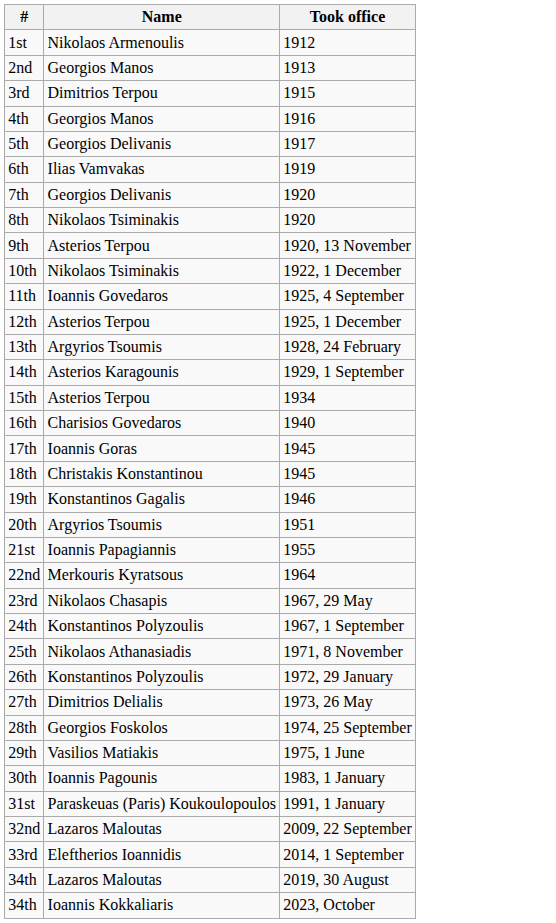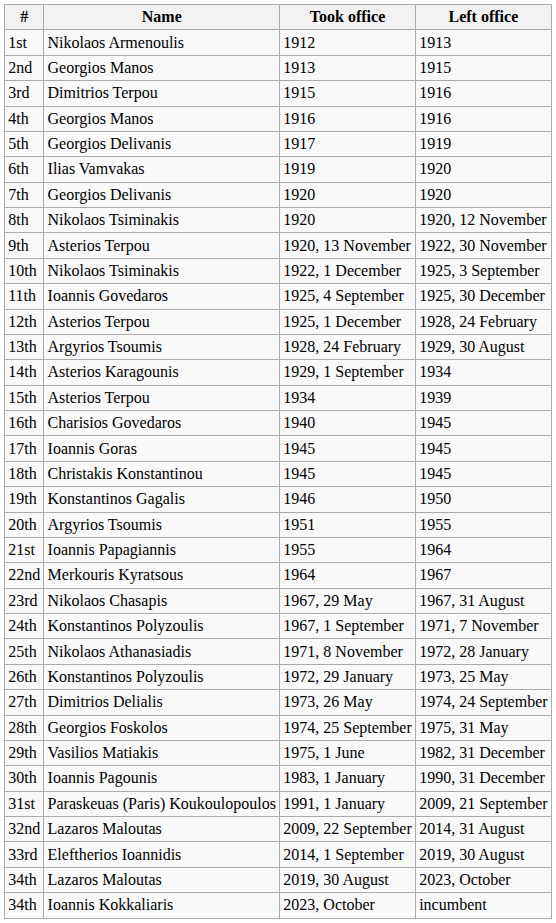+ column: (483, 17)
